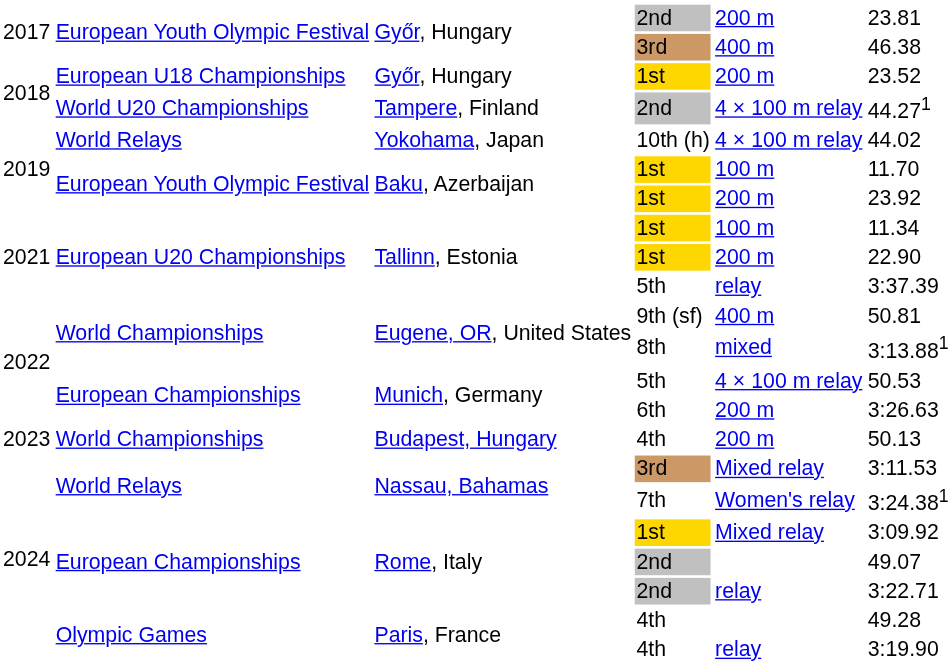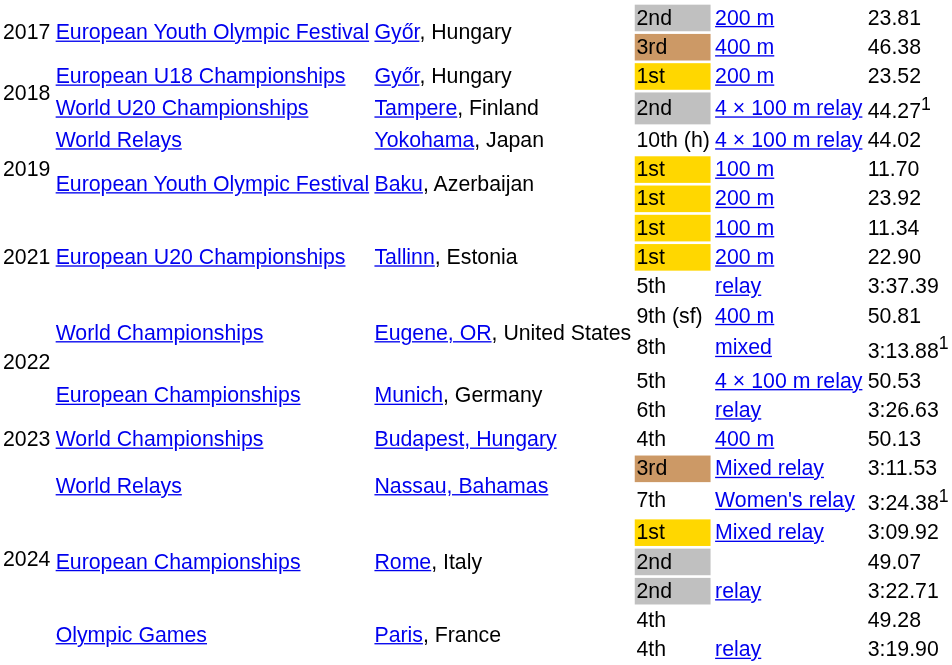(745, 409) 200 m -> (738, 409) relay
(745, 438) 200 m -> (745, 438) 400 m
